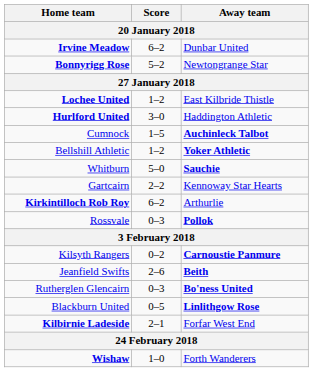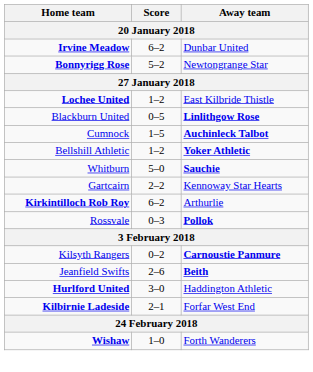rows swapped: (90, 306) <-> (91, 116)
- row: (82, 289)
